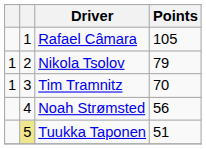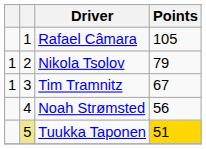(161, 85) 70 -> (161, 85) 67
(161, 131) no background -> (161, 131) gold background
